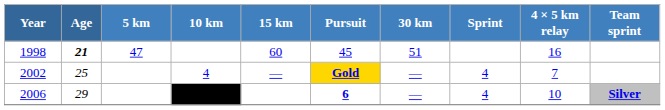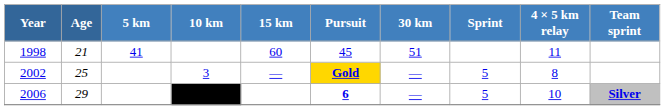(81, 51) bold -> (81, 51) normal
(136, 51) 47 -> (136, 51) 41
(555, 51) 16 -> (555, 51) 11
(206, 73) 4 -> (206, 73) 3
(485, 73) 4 -> (485, 73) 5
(555, 73) 7 -> (555, 73) 8
(485, 94) 4 -> (485, 94) 5
